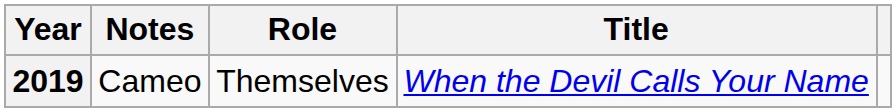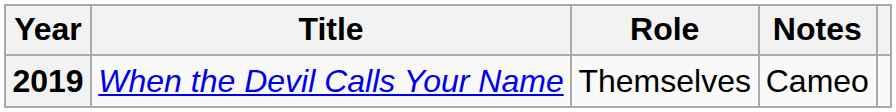columns swapped: (636, 29) <-> (150, 29)
